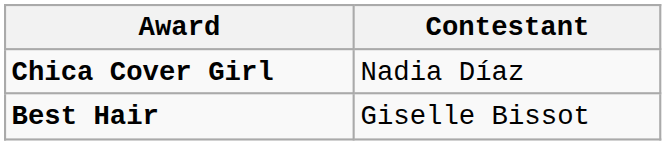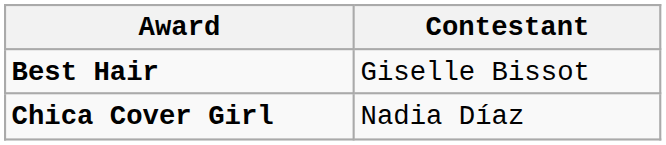rows swapped: (143, 72) <-> (85, 116)
